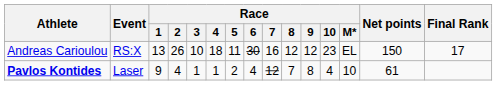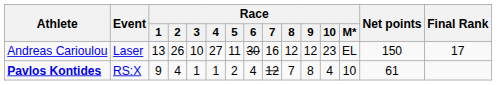(127, 52) RS:X -> (128, 52) Laser
(216, 52) 18 -> (216, 52) 27
(128, 71) Laser -> (127, 71) RS:X
